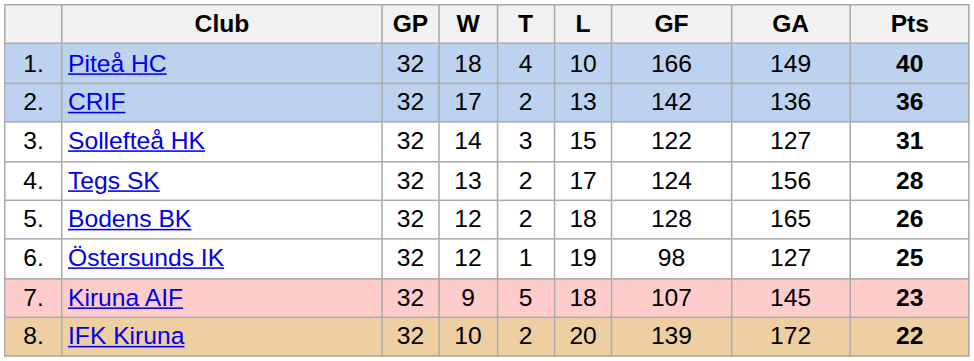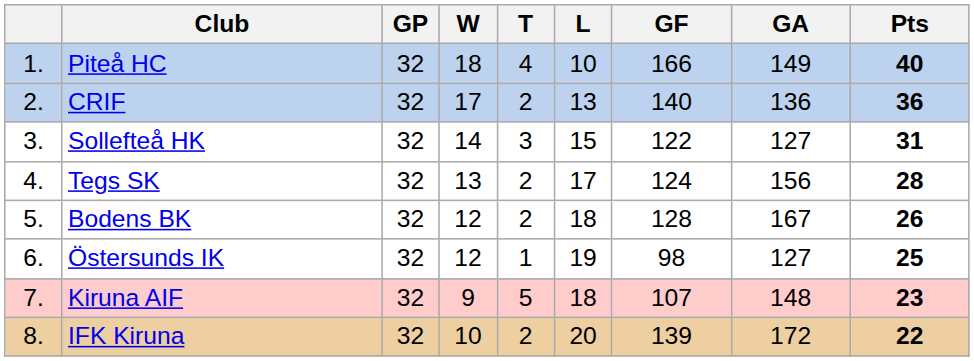(671, 102) 142 -> (671, 102) 140
(791, 219) 165 -> (791, 219) 167
(791, 297) 145 -> (791, 297) 148
